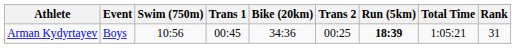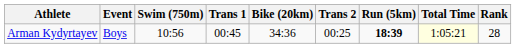(448, 33) no background -> (448, 33) lightyellow background
(494, 33) 31 -> (494, 33) 28
